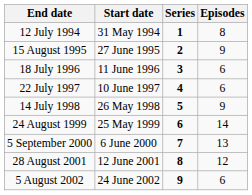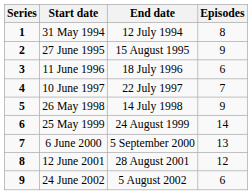columns swapped: (180, 13) <-> (50, 13)
(222, 87) 6 -> (222, 87) 7
